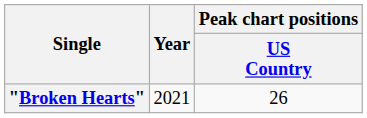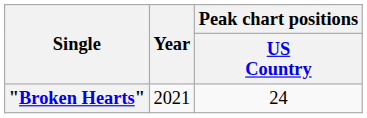(278, 98) 26 -> (278, 98) 24
